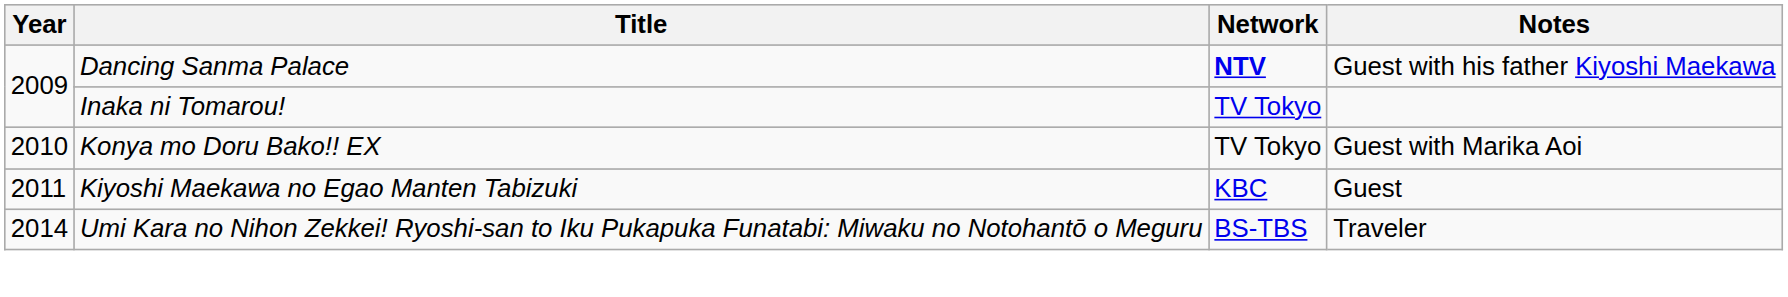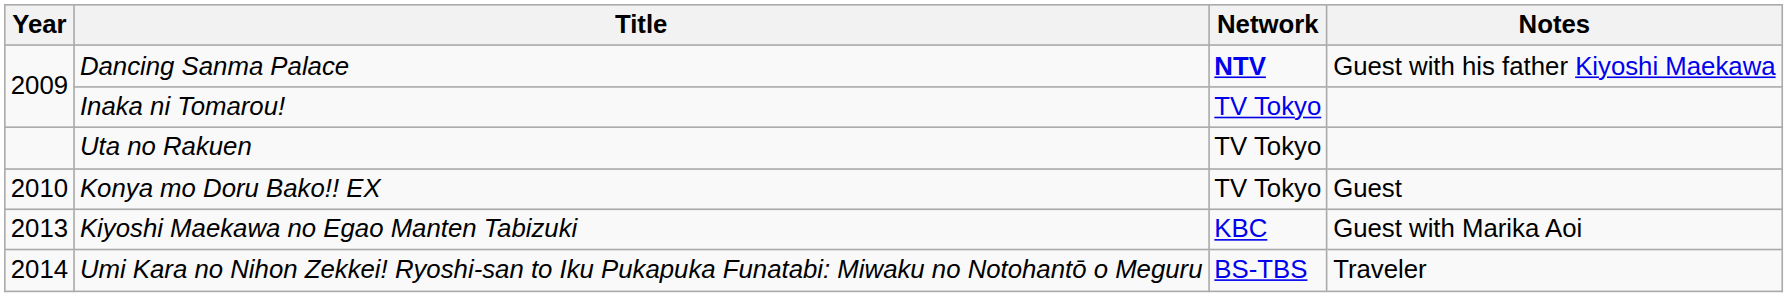+ row: (166, 147)
(1458, 147) Guest with Marika Aoi -> (1368, 188) Guest
(38, 188) 2011 -> (39, 229) 2013
(1368, 188) Guest -> (1458, 229) Guest with Marika Aoi
